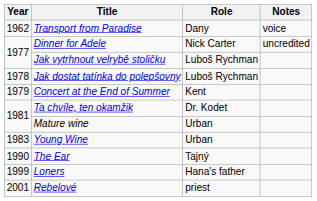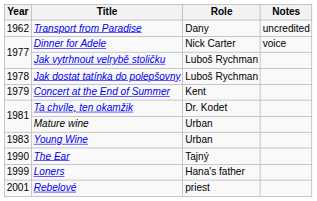(274, 28) voice -> (286, 28) uncredited
(286, 44) uncredited -> (274, 44) voice
